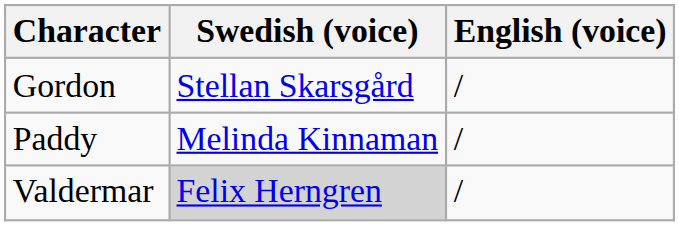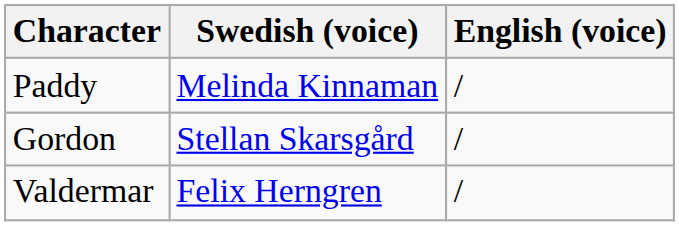rows swapped: (64, 84) <-> (55, 138)
(279, 191) lightgrey background -> (279, 191) no background
